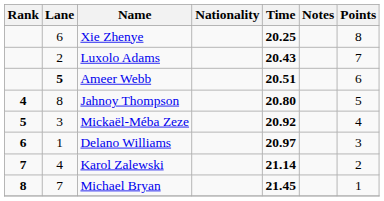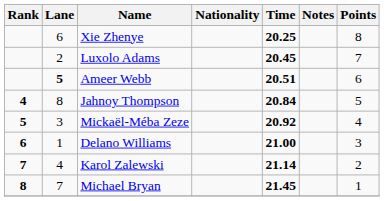(281, 57) 20.43 -> (281, 57) 20.45
(281, 100) 20.80 -> (281, 100) 20.84
(281, 143) 20.97 -> (281, 143) 21.00
